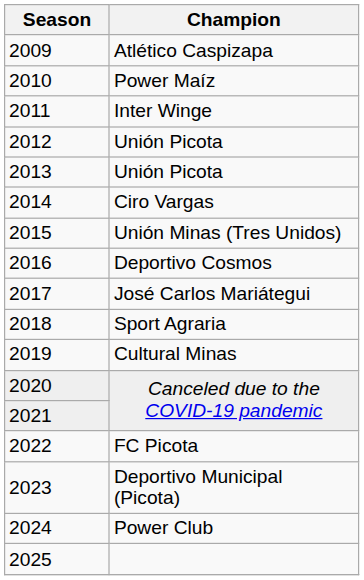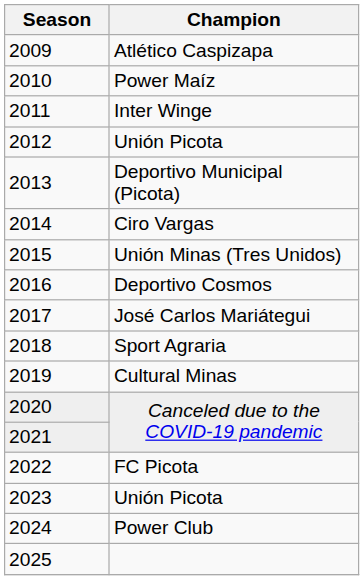(168, 171) Unión Picota -> (198, 182) Deportivo Municipal (Picota)
(198, 487) Deportivo Municipal (Picota) -> (168, 498) Unión Picota
